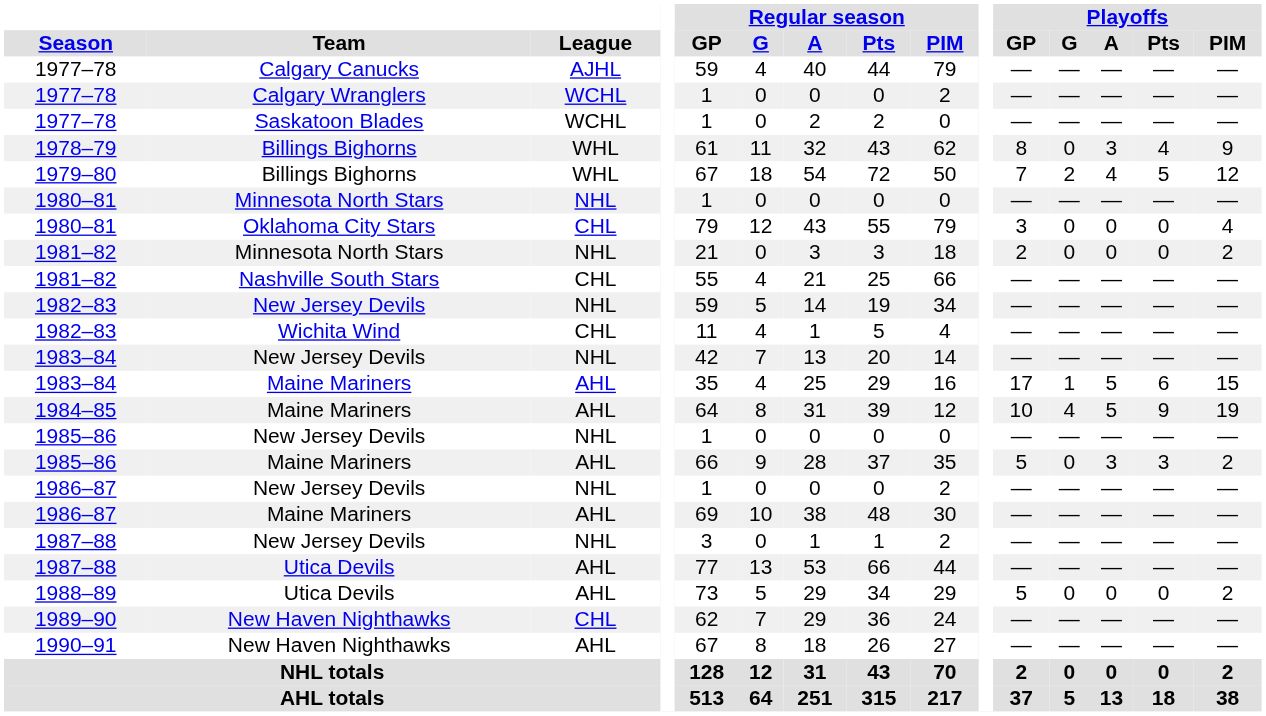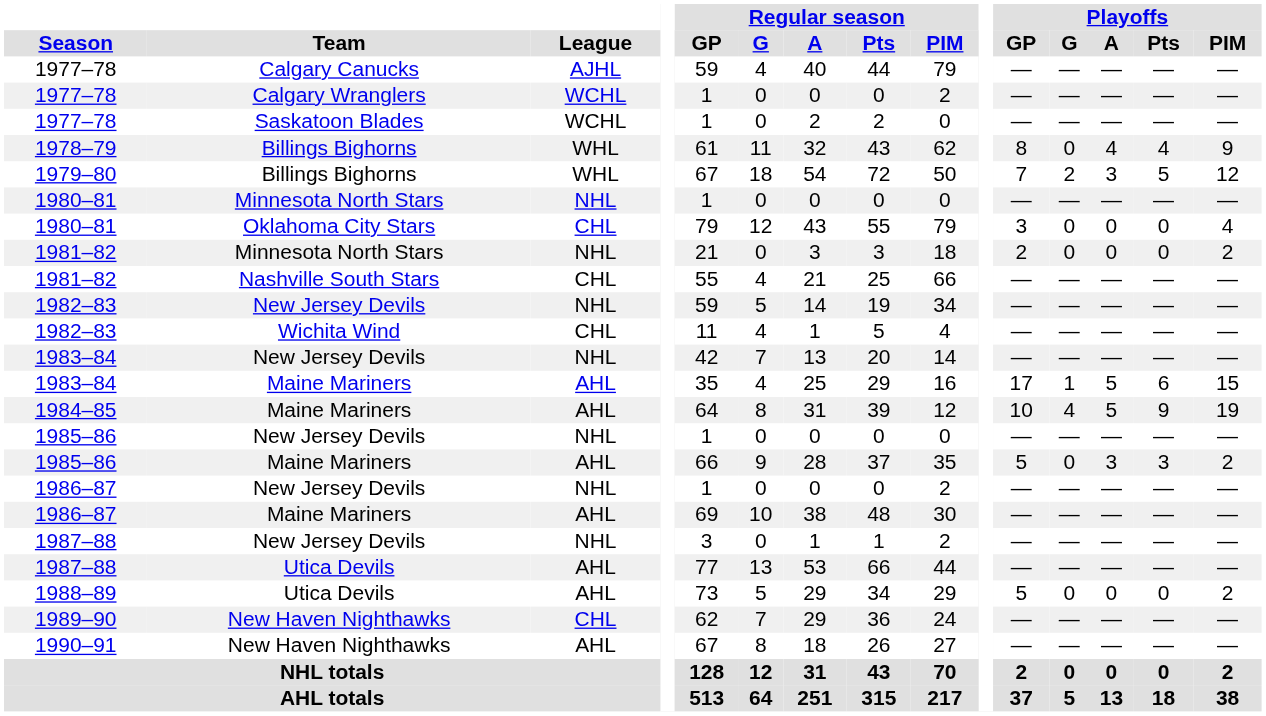(1111, 147) 3 -> (1111, 147) 4
(1111, 174) 4 -> (1111, 174) 3
